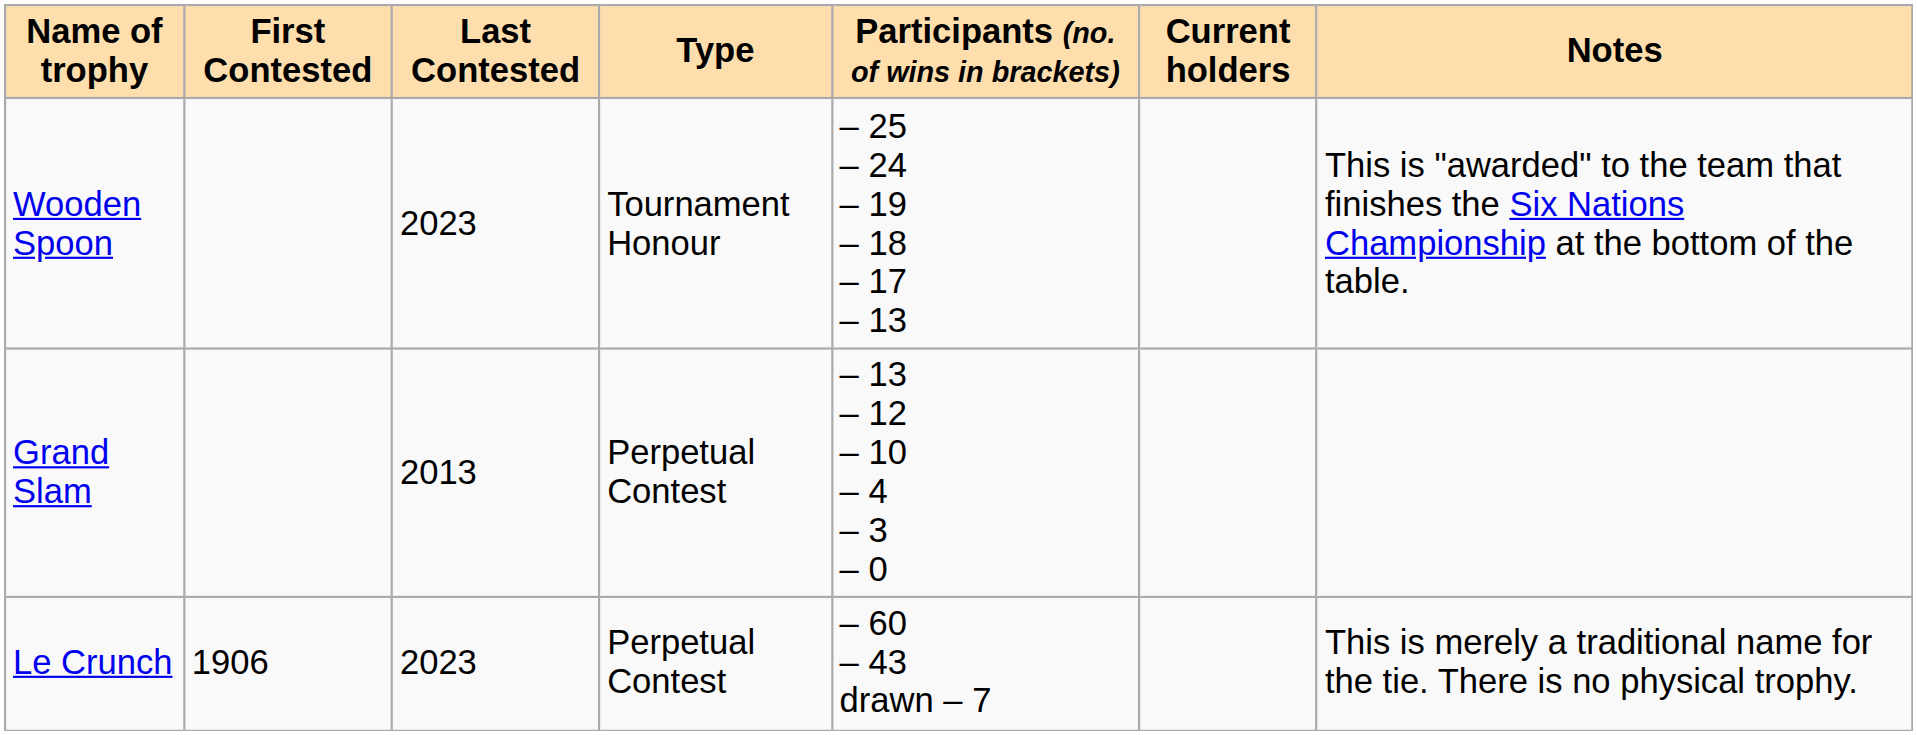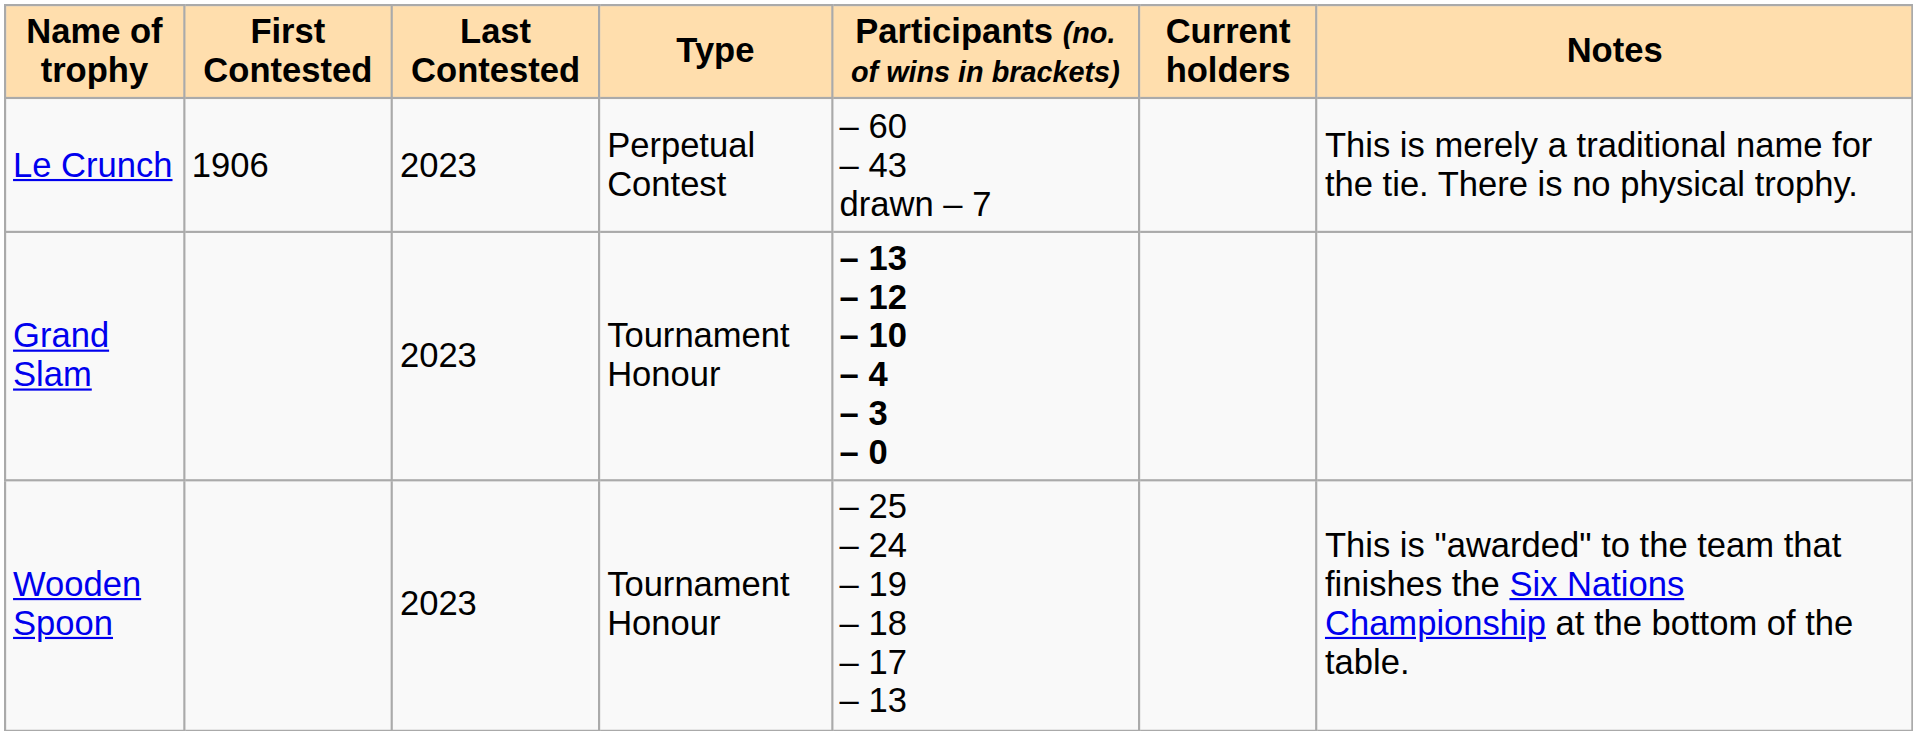rows swapped: (93, 662) <-> (77, 222)
(438, 472) 2013 -> (438, 355) 2023
(681, 472) Perpetual Contest -> (698, 355) Tournament Honour
(873, 472) normal -> (873, 355) bold
